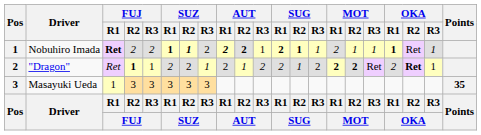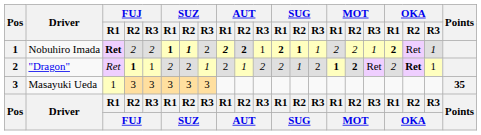(355, 48) 1 -> (355, 48) 2
(393, 48) 1 -> (393, 48) 2
(336, 66) 2 -> (336, 66) 1
